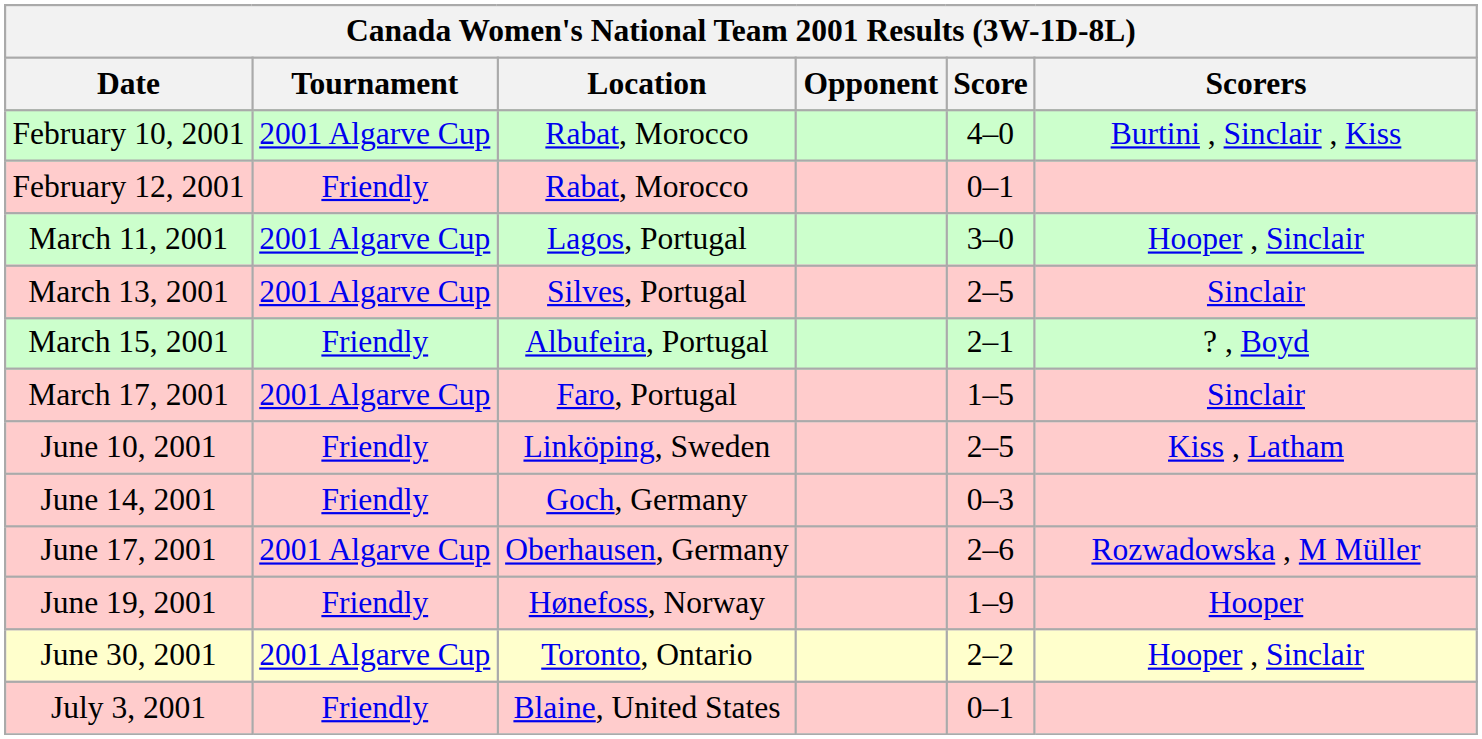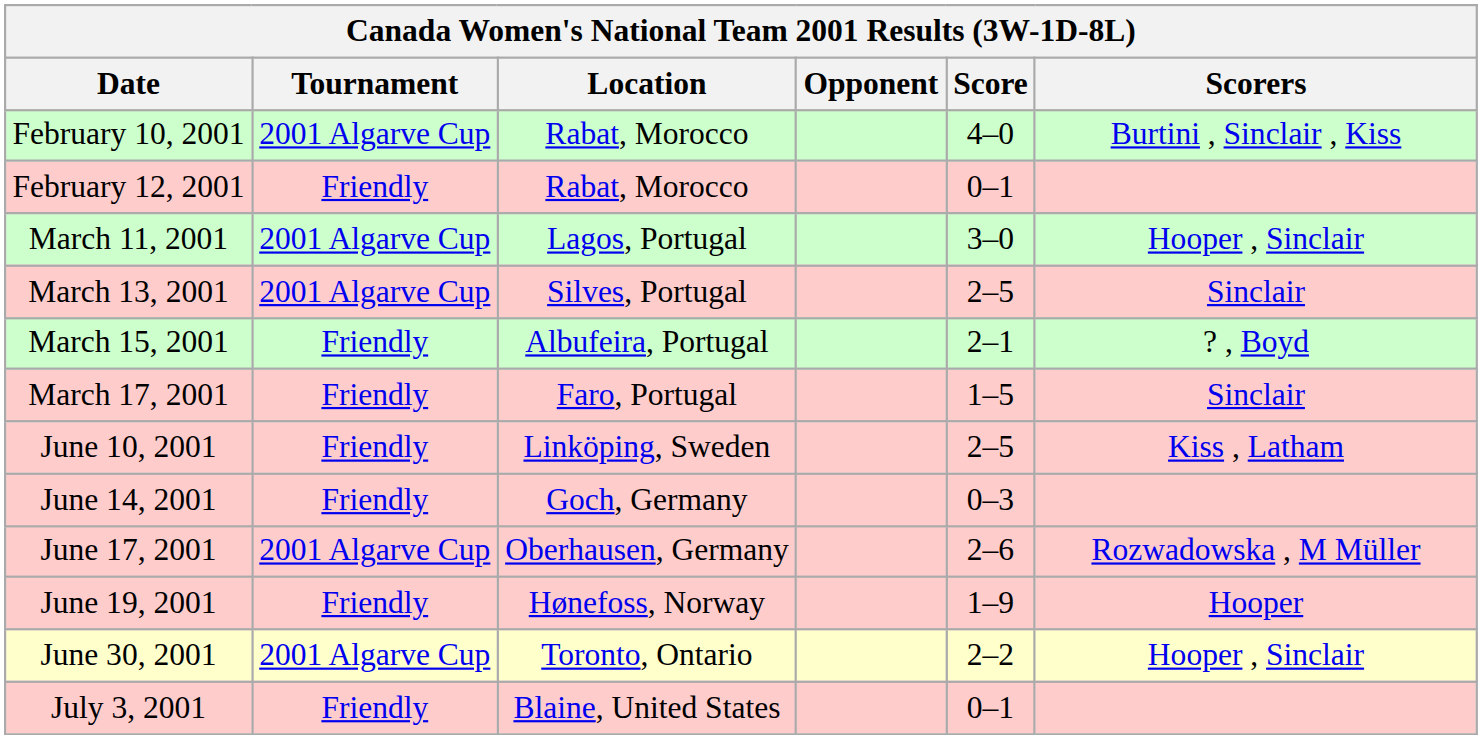(375, 394) 2001 Algarve Cup -> (375, 394) Friendly
